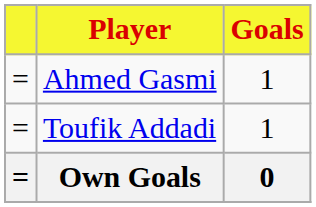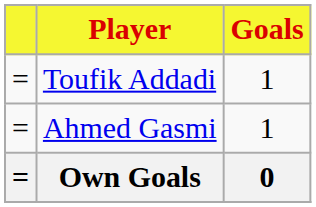rows swapped: (130, 78) <-> (130, 128)
